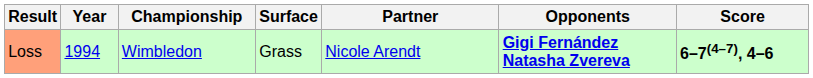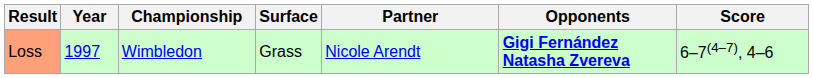(82, 51) 1994 -> (82, 51) 1997
(727, 51) bold -> (727, 51) normal
